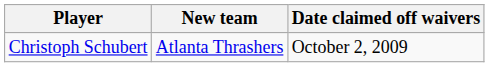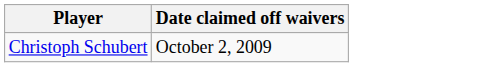- column: (220, 18)
